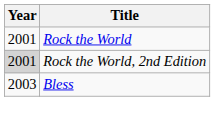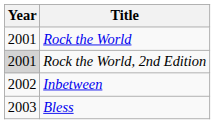+ row: (73, 84)
